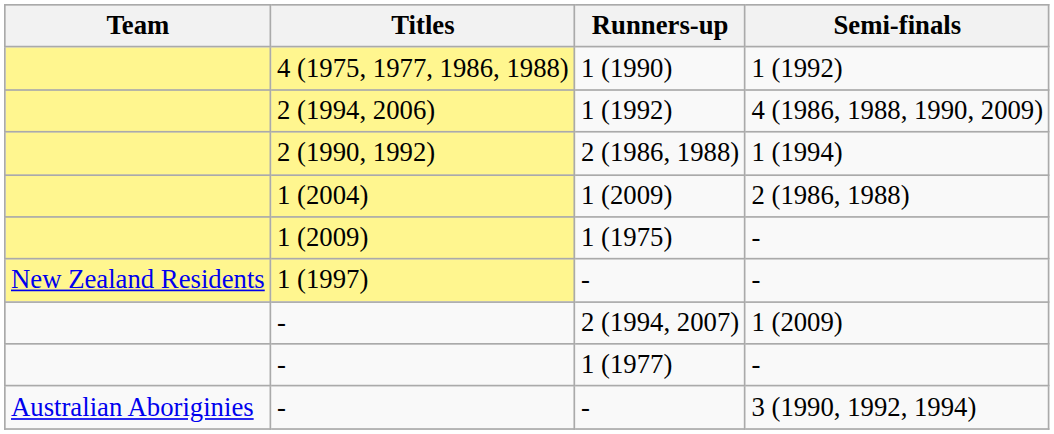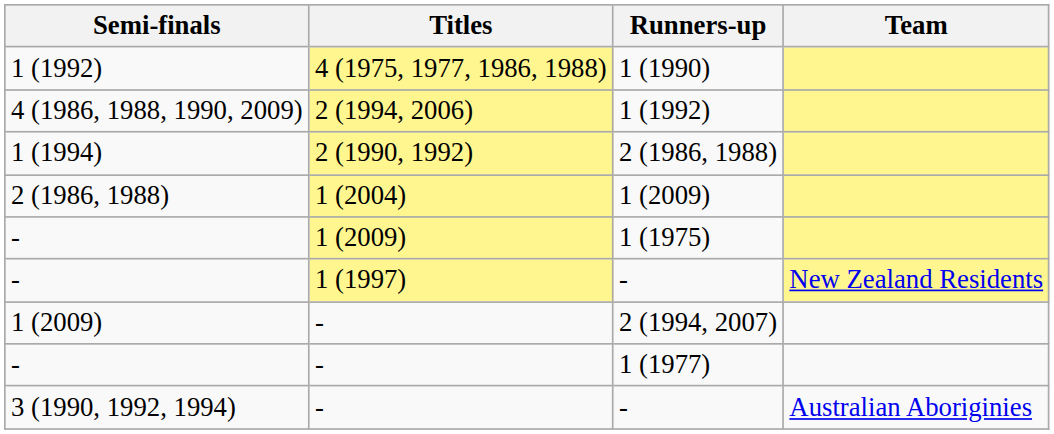columns swapped: (138, 25) <-> (897, 25)
